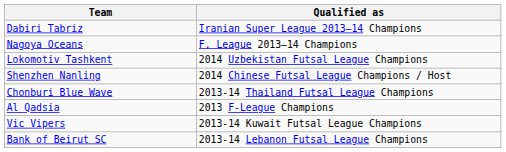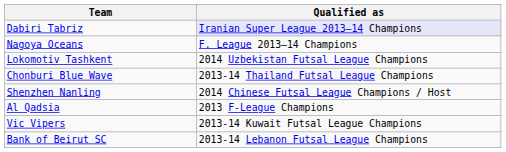(310, 28) no background -> (310, 28) lavender background
rows swapped: (60, 92) <-> (54, 76)
